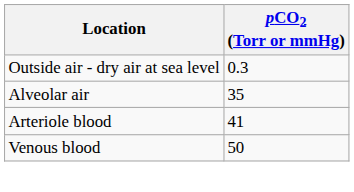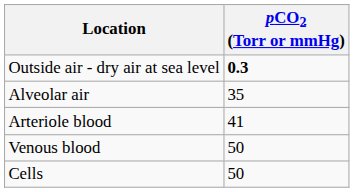(238, 67) normal -> (238, 67) bold
+ row: (26, 174)
